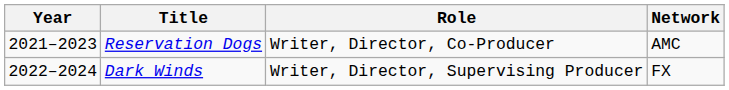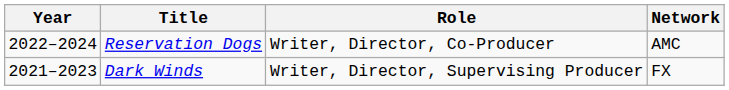(53, 45) 2021–2023 -> (53, 45) 2022–2024
(53, 71) 2022–2024 -> (53, 71) 2021–2023
